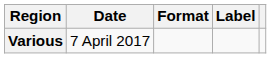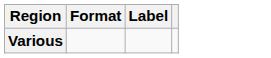- column: (110, 16)
